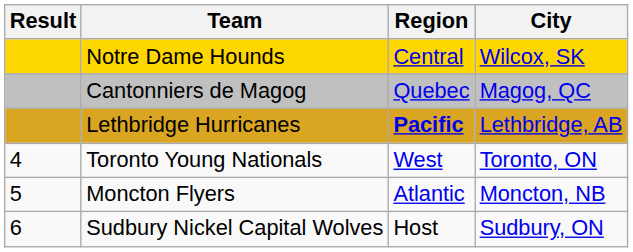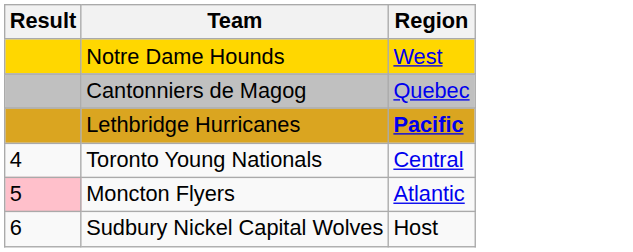- column: (551, 21)
(428, 56) Central -> (418, 56) West
(418, 159) West -> (428, 159) Central
(16, 194) no background -> (16, 194) pink background
